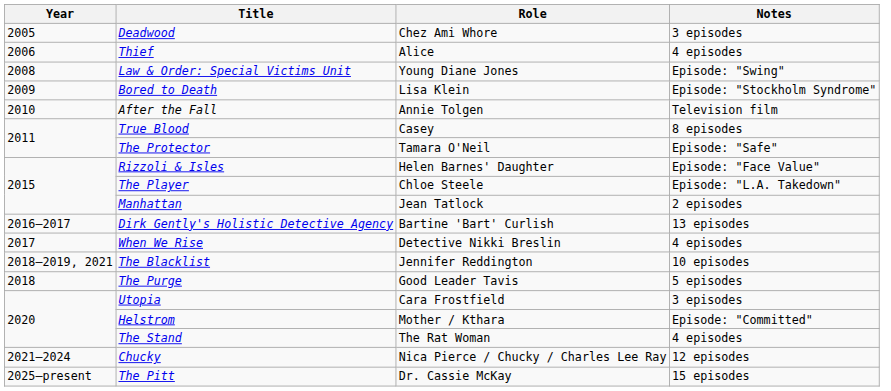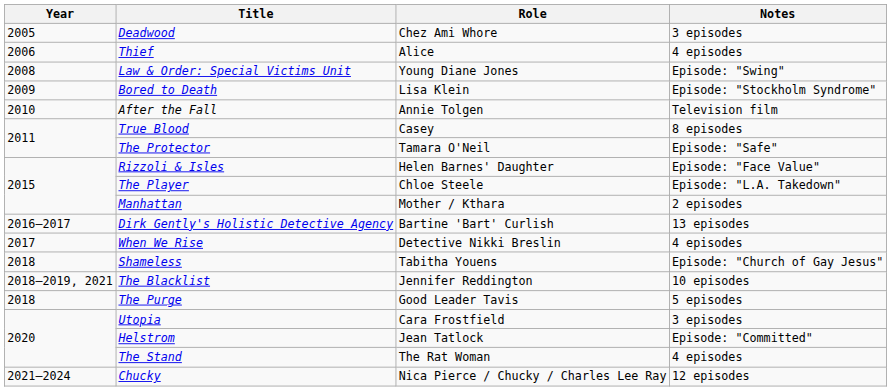(441, 205) Jean Tatlock -> (452, 205) Mother / Kthara
+ row: (150, 262)
(452, 319) Mother / Kthara -> (441, 338) Jean Tatlock
- row: (147, 376)
